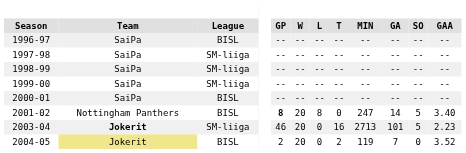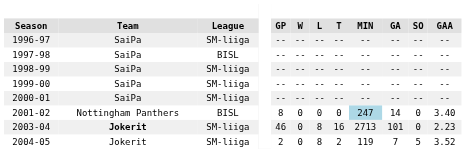(228, 40) BISL -> (228, 40) SM-liiga
(228, 55) SM-liiga -> (228, 55) BISL
(228, 98) BISL -> (228, 98) SM-liiga
(281, 113) bold -> (281, 113) normal
(300, 113) 20 -> (300, 113) 0
(320, 113) 8 -> (320, 113) 0
(365, 113) no background -> (365, 113) lightblue background
(418, 113) 5 -> (418, 113) 0
(300, 127) 20 -> (300, 127) 0
(320, 127) 0 -> (320, 127) 8
(418, 127) 5 -> (418, 127) 0
(128, 142) khaki background -> (128, 142) no background
(228, 142) BISL -> (228, 142) SM-liiga
(300, 142) 20 -> (300, 142) 0
(320, 142) 0 -> (320, 142) 8
(418, 142) 0 -> (418, 142) 5
